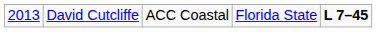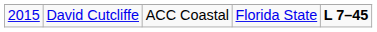(24, 15) 2013 -> (24, 15) 2015
